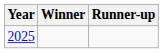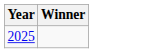- column: (123, 15)
